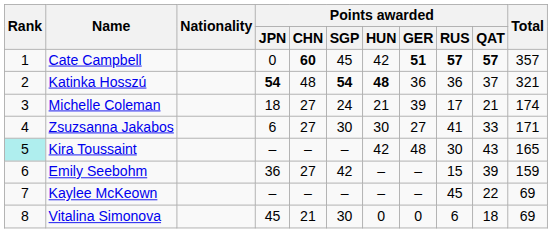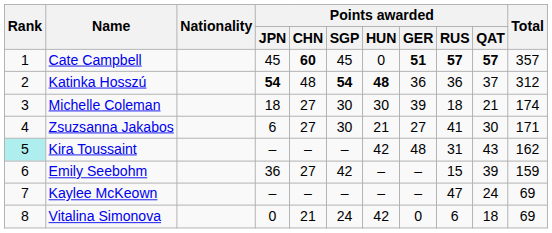(272, 60) 0 -> (272, 60) 45
(381, 60) 42 -> (381, 60) 0
(528, 82) 321 -> (528, 82) 312
(345, 104) 24 -> (345, 104) 30
(381, 104) 21 -> (381, 104) 30
(455, 104) 17 -> (455, 104) 18
(381, 127) 30 -> (381, 127) 21
(490, 127) 33 -> (490, 127) 30
(455, 149) 30 -> (455, 149) 31
(528, 149) 165 -> (528, 149) 162
(455, 194) 45 -> (455, 194) 47
(490, 194) 22 -> (490, 194) 24
(272, 216) 45 -> (272, 216) 0
(345, 216) 30 -> (345, 216) 24
(381, 216) 0 -> (381, 216) 42
